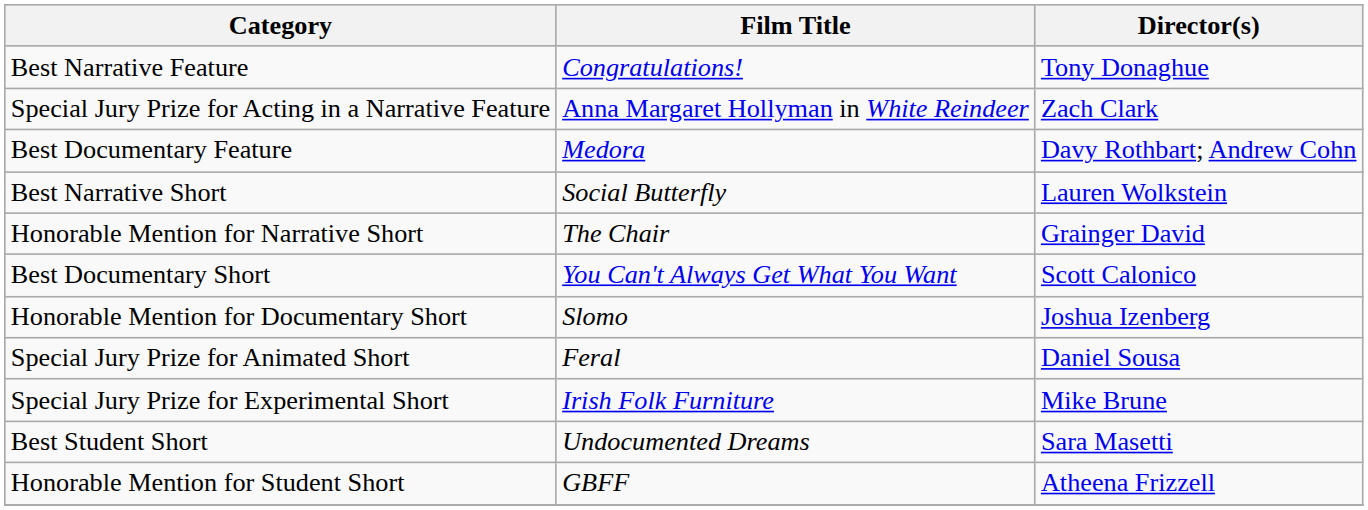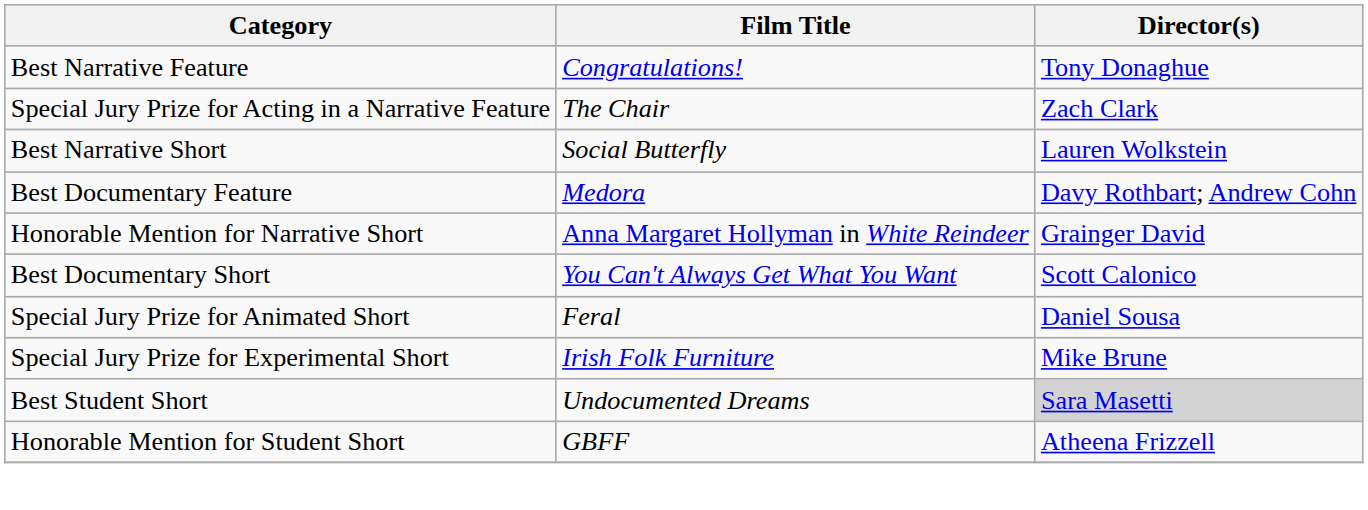(795, 108) Anna Margaret Hollyman in White Reindeer -> (616, 108) The Chair
rows swapped: (151, 150) <-> (119, 191)
(616, 233) The Chair -> (795, 233) Anna Margaret Hollyman in White Reindeer
- row: (239, 316)
(1107, 441) no background -> (1107, 399) lightgrey background
